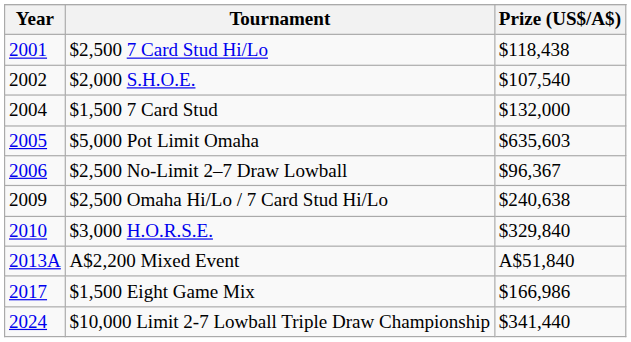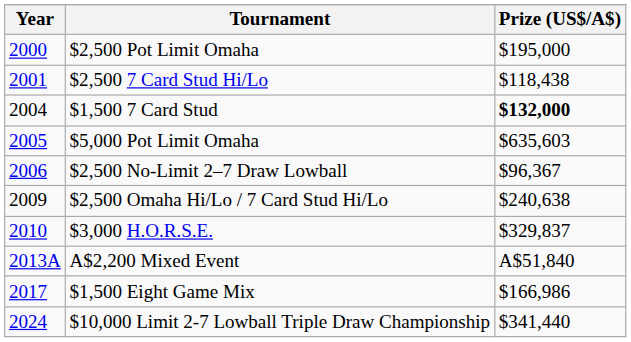+ row: (164, 49)
- row: (133, 79)
(535, 110) normal -> (535, 110) bold
(535, 230) $329,840 -> (535, 230) $329,837
